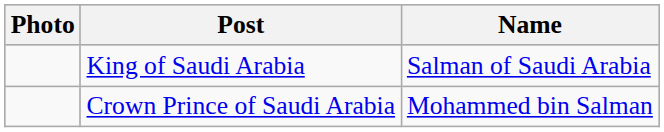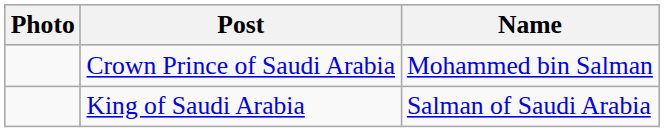rows swapped: (196, 65) <-> (241, 106)
